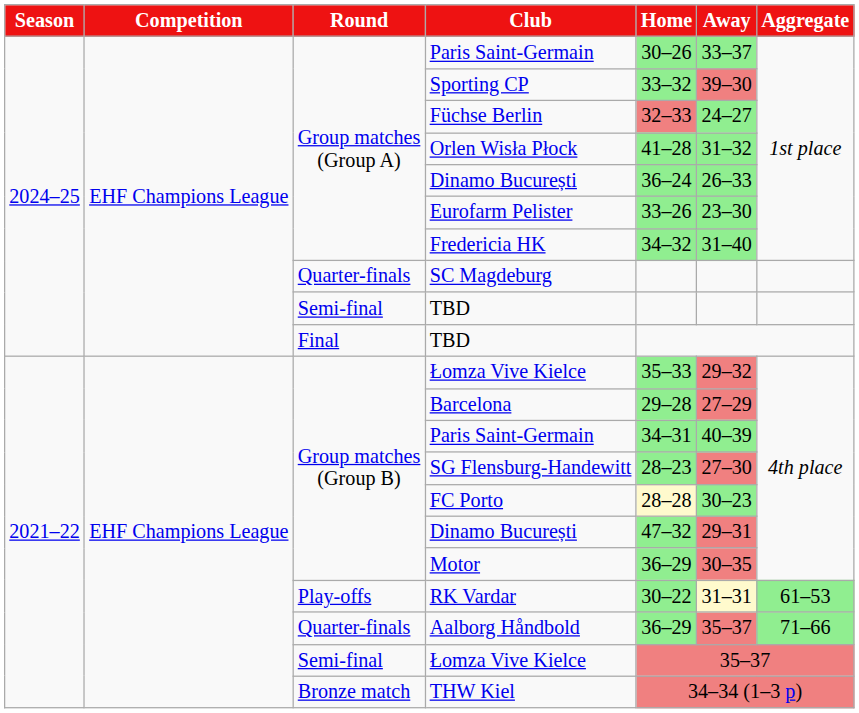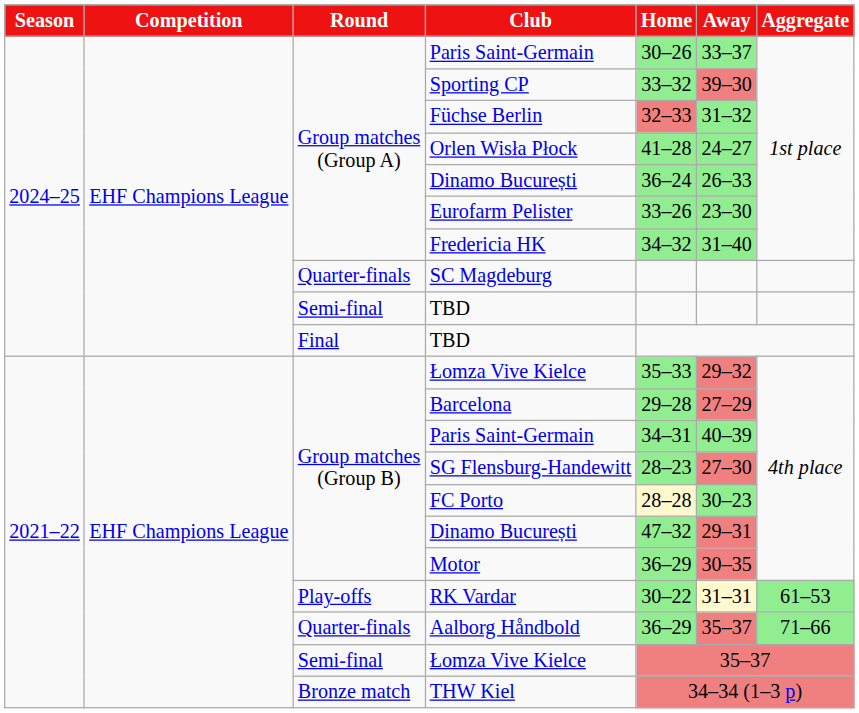(727, 116) 24–27 -> (727, 116) 31–32
(727, 148) 31–32 -> (727, 148) 24–27
